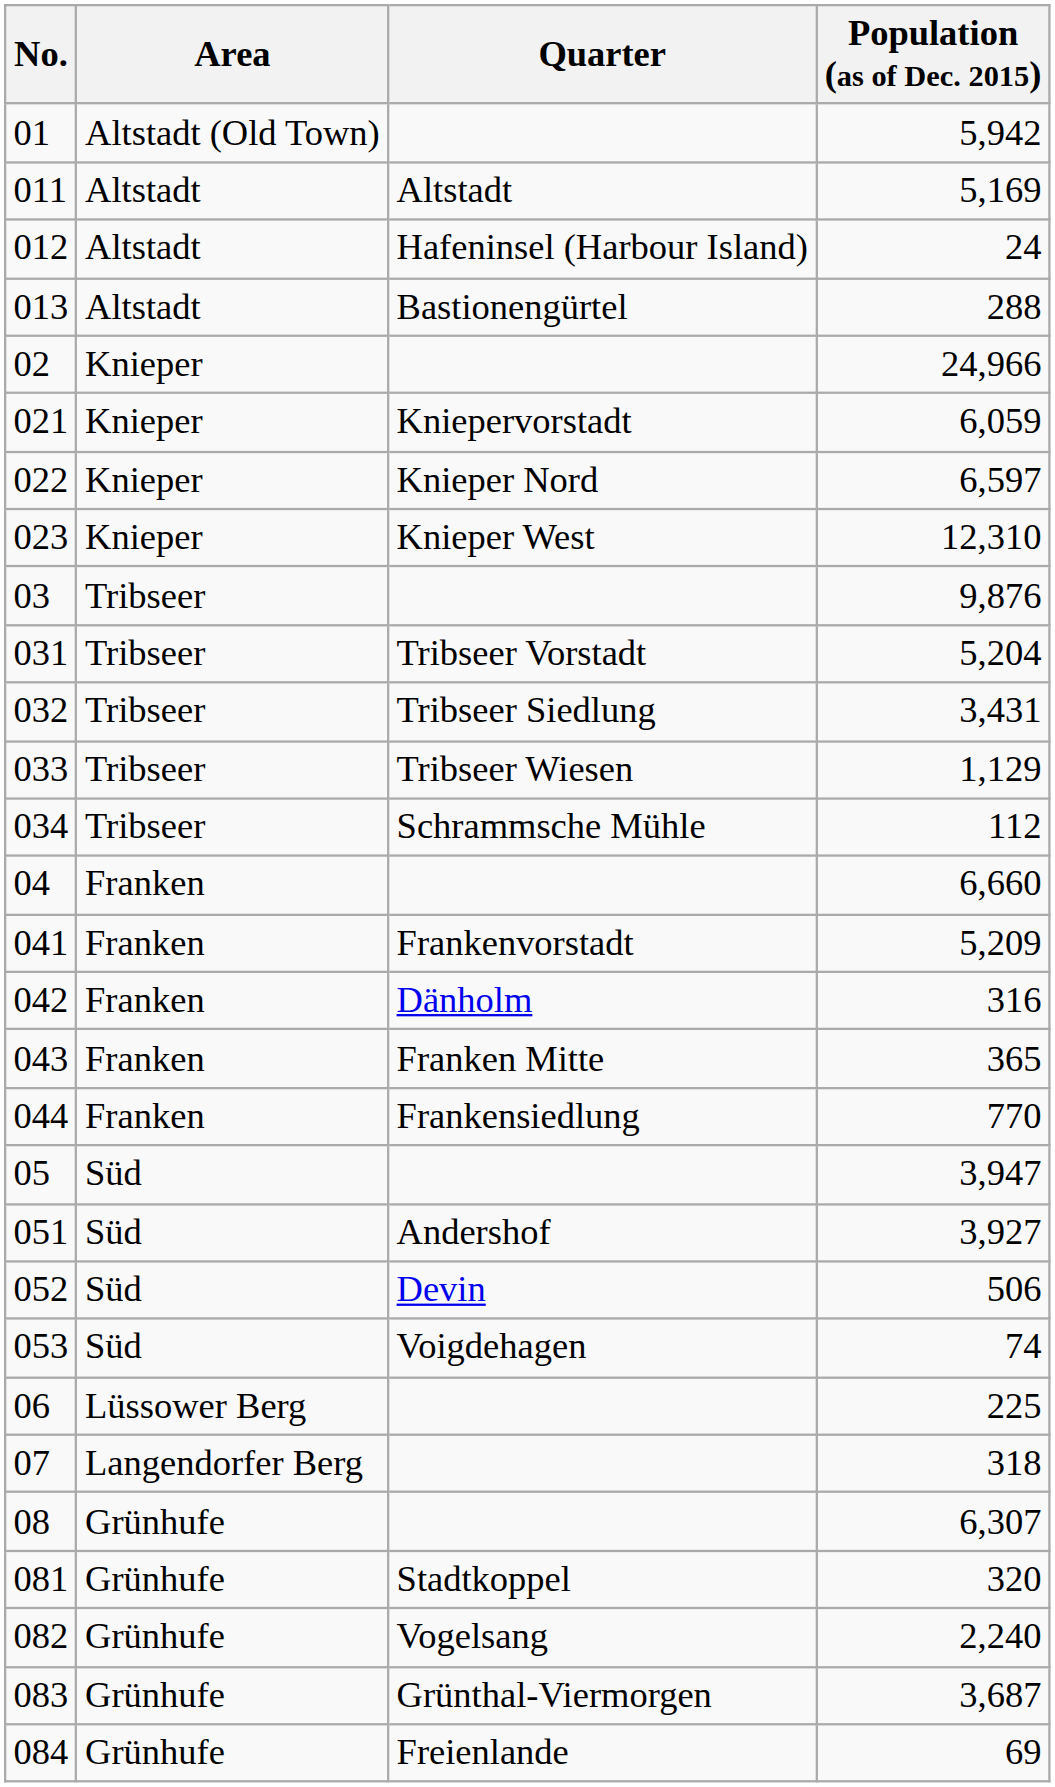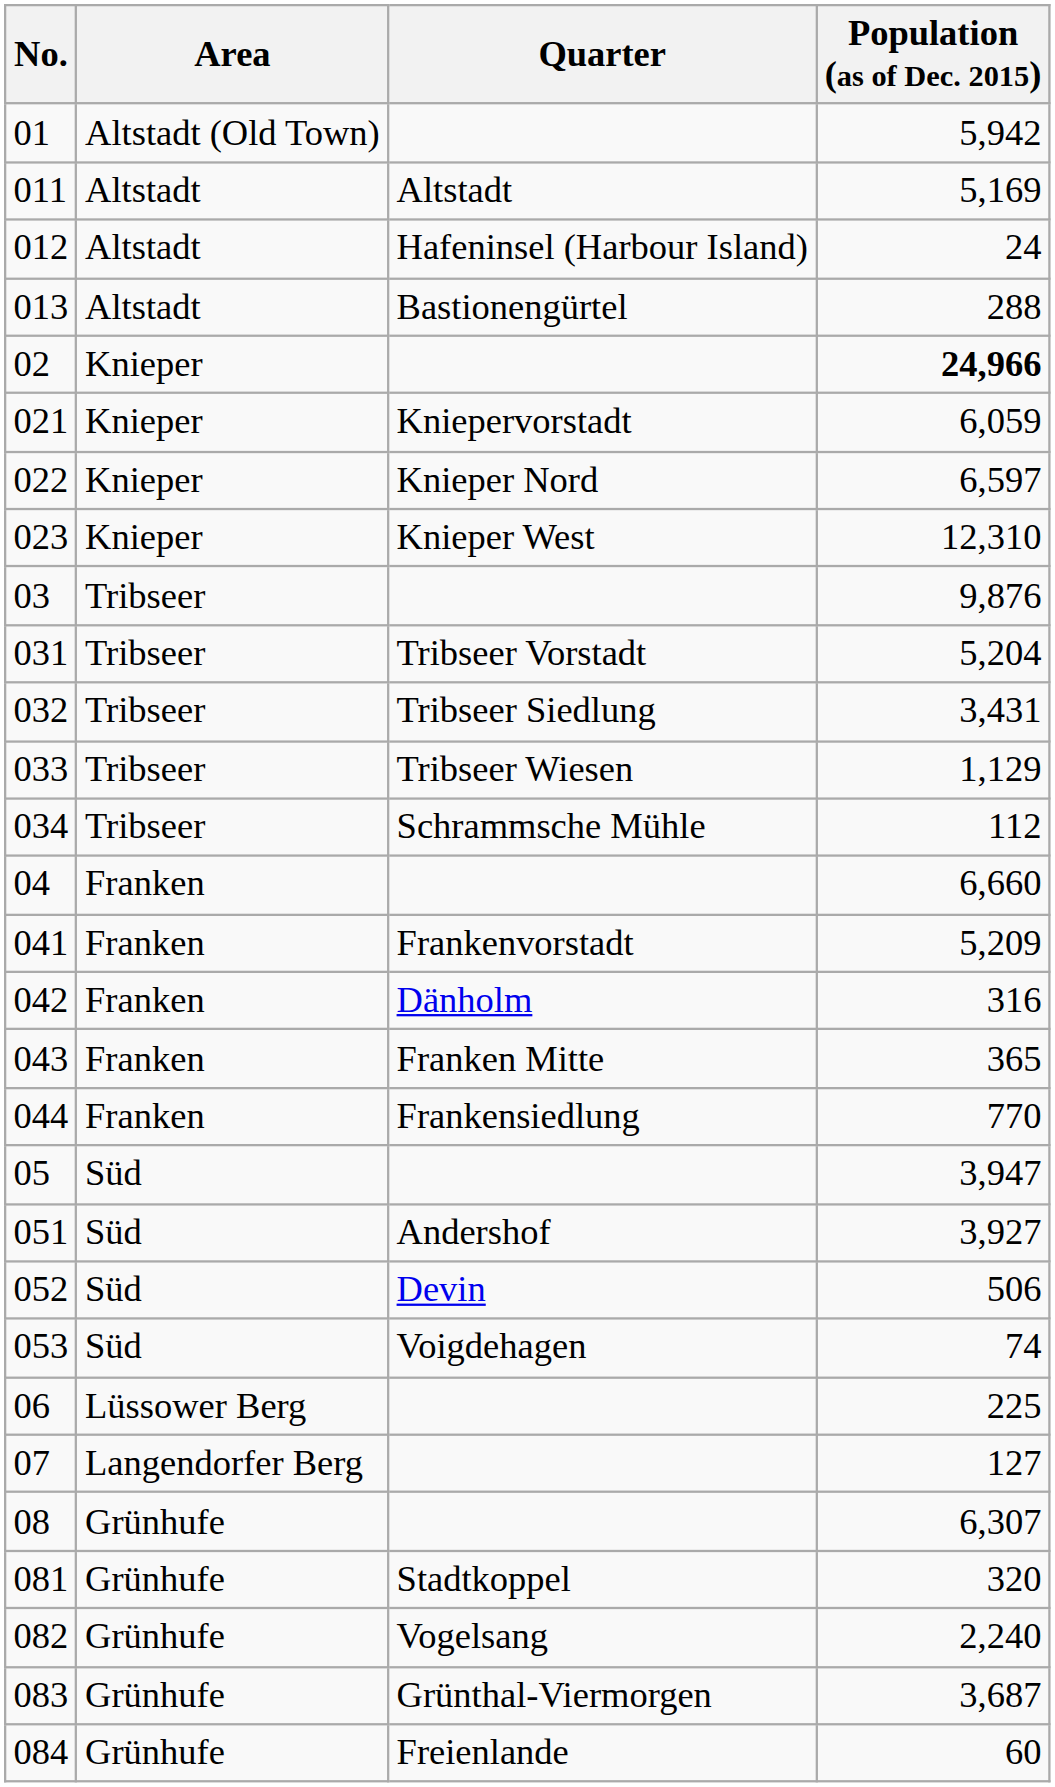(991, 363) normal -> (991, 363) bold
(1014, 1462) 318 -> (1014, 1462) 127
(1023, 1752) 69 -> (1023, 1752) 60
